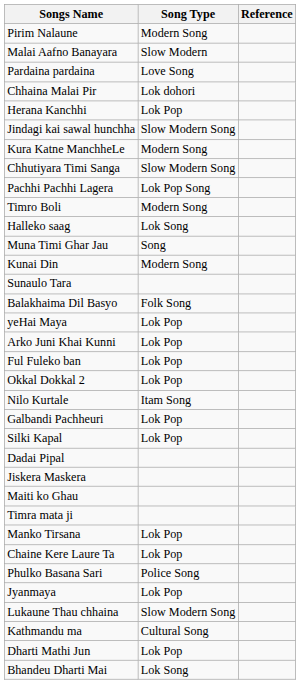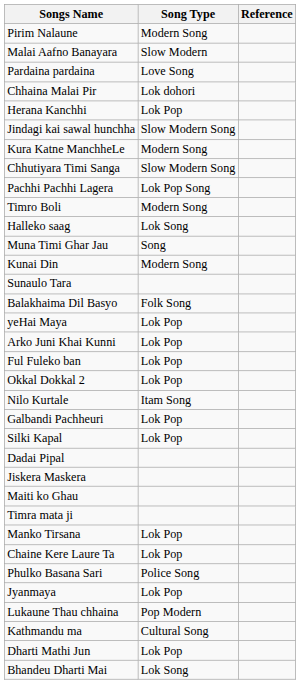(188, 611) Slow Modern Song -> (171, 611) Pop Modern
